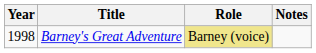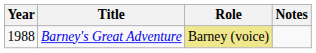(21, 36) 1998 -> (21, 36) 1988
